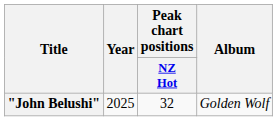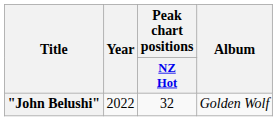(120, 104) 2025 -> (120, 104) 2022
